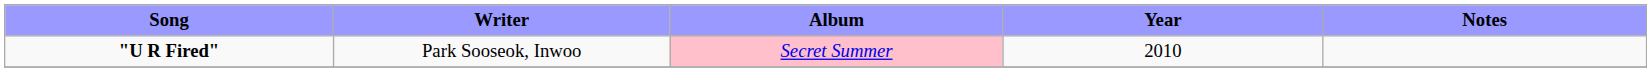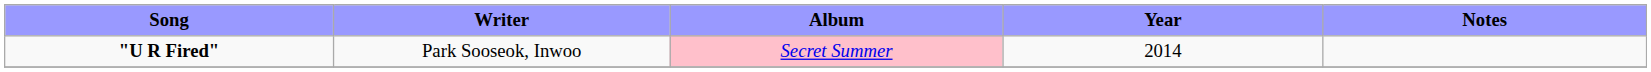(1163, 50) 2010 -> (1163, 50) 2014
